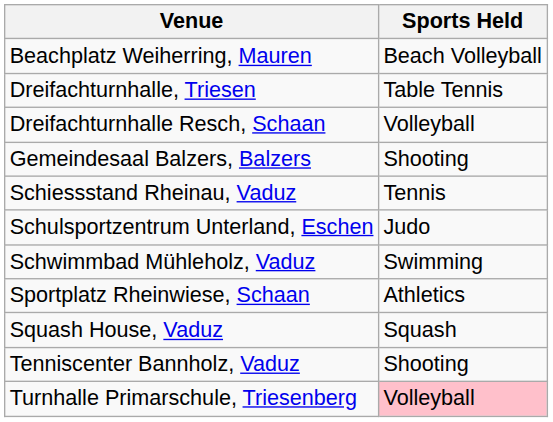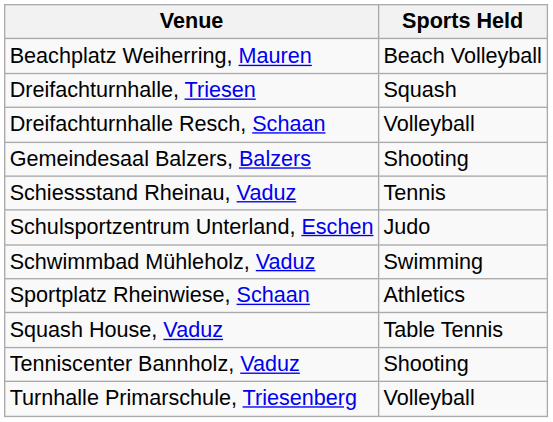(443, 90) Table Tennis -> (420, 90) Squash
(420, 329) Squash -> (443, 329) Table Tennis
(429, 398) pink background -> (429, 398) no background
